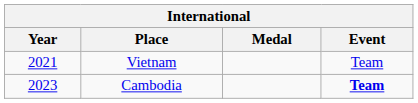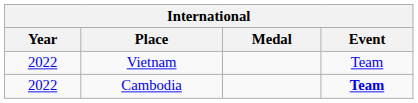(43, 62) 2021 -> (43, 62) 2022
(43, 86) 2023 -> (43, 86) 2022
